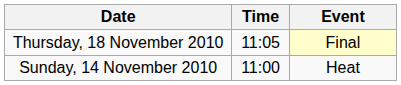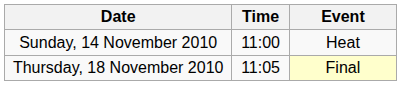rows swapped: (118, 67) <-> (118, 42)
